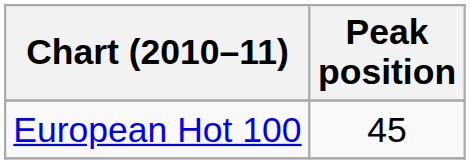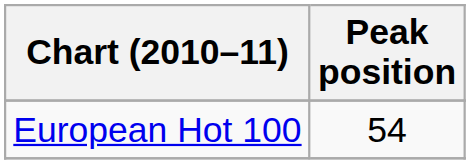(387, 128) 45 -> (387, 128) 54
